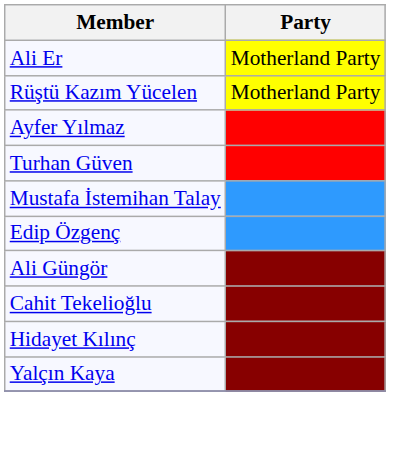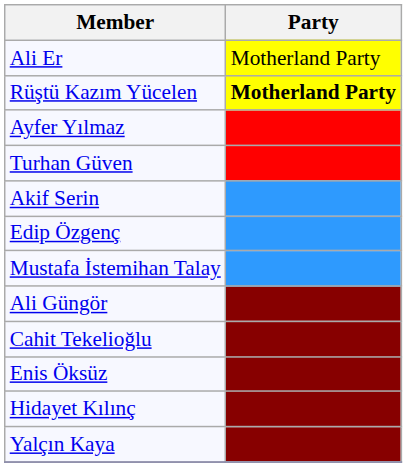(306, 92) normal -> (313, 92) bold
+ row: (54, 198)
rows swapped: (65, 233) <-> (115, 198)
+ row: (59, 373)
